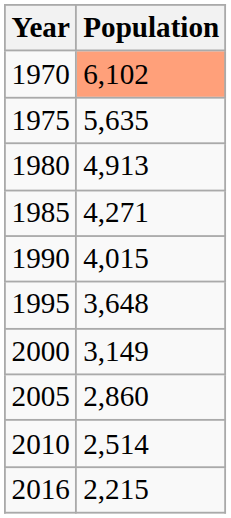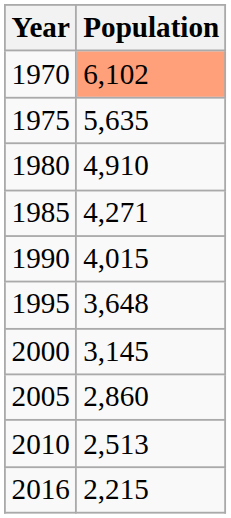(116, 166) 4,913 -> (116, 166) 4,910
(116, 350) 3,149 -> (116, 350) 3,145
(116, 443) 2,514 -> (116, 443) 2,513
